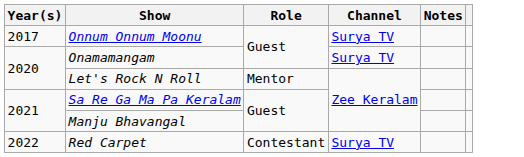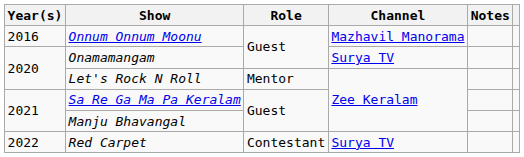(23, 36) 2017 -> (23, 36) 2016
(363, 36) Surya TV -> (398, 36) Mazhavil Manorama
